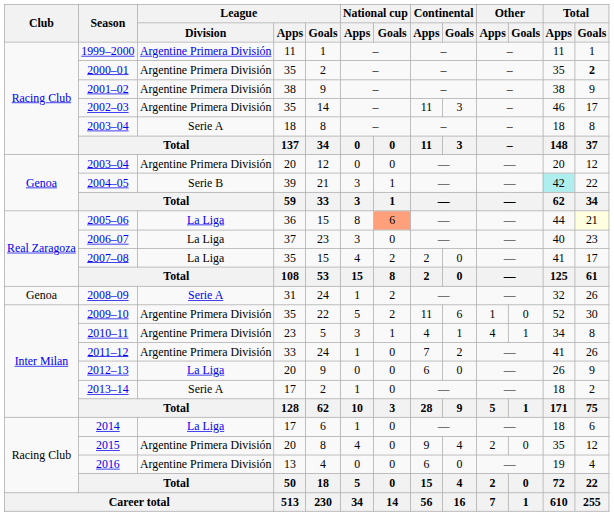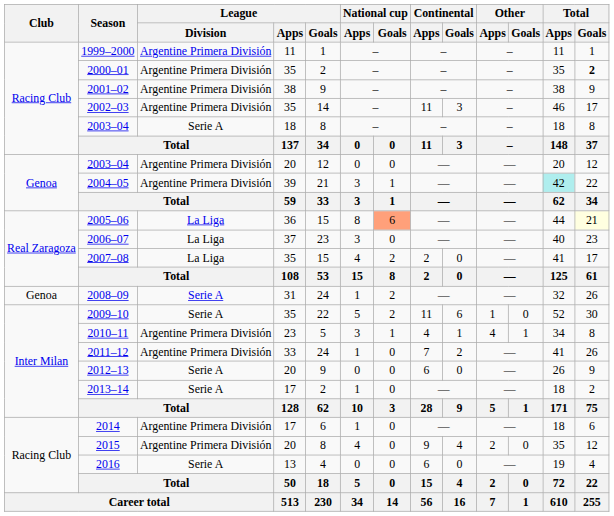(206, 182) Serie B -> (206, 182) Argentine Primera División
(206, 314) Argentine Primera División -> (206, 314) Serie A
(206, 370) La Liga -> (206, 370) Serie A
(206, 426) La Liga -> (206, 426) Argentine Primera División
(206, 464) Argentine Primera División -> (206, 464) Serie A
